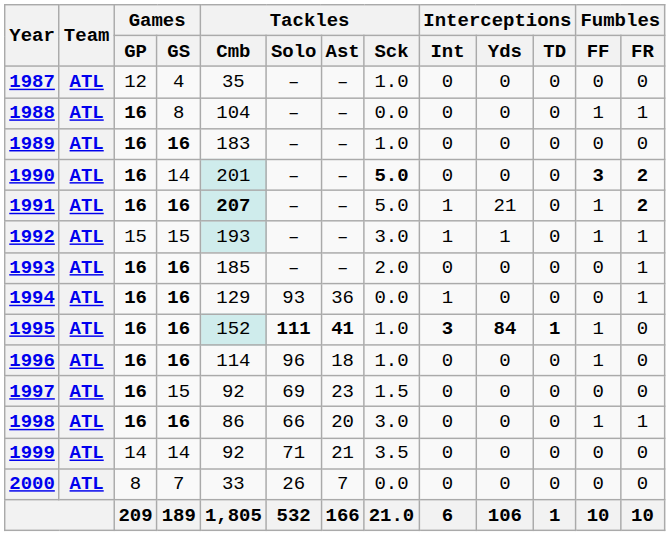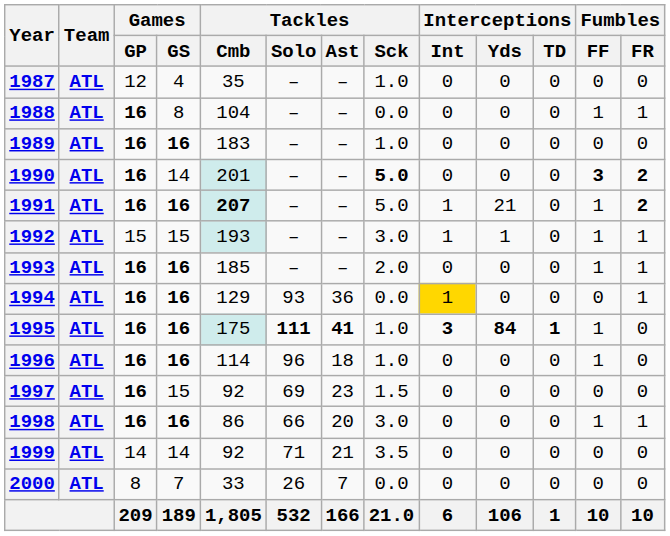(598, 268) 0 -> (598, 268) 1
(447, 299) no background -> (447, 299) gold background
(233, 330) 152 -> (233, 330) 175
